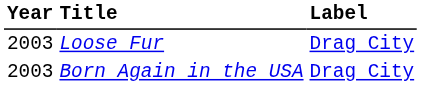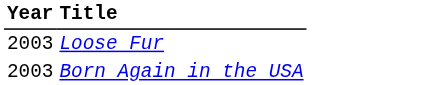- column: (339, 14)
